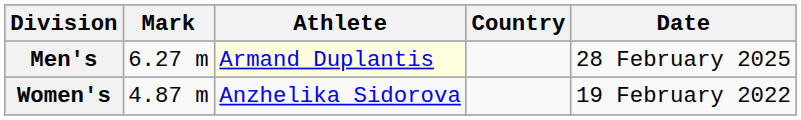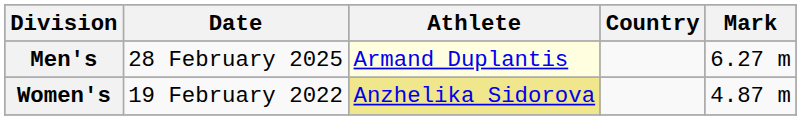columns swapped: (168, 23) <-> (683, 23)
(340, 96) no background -> (474, 96) khaki background
